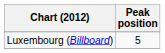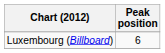(138, 40) 5 -> (138, 40) 6
